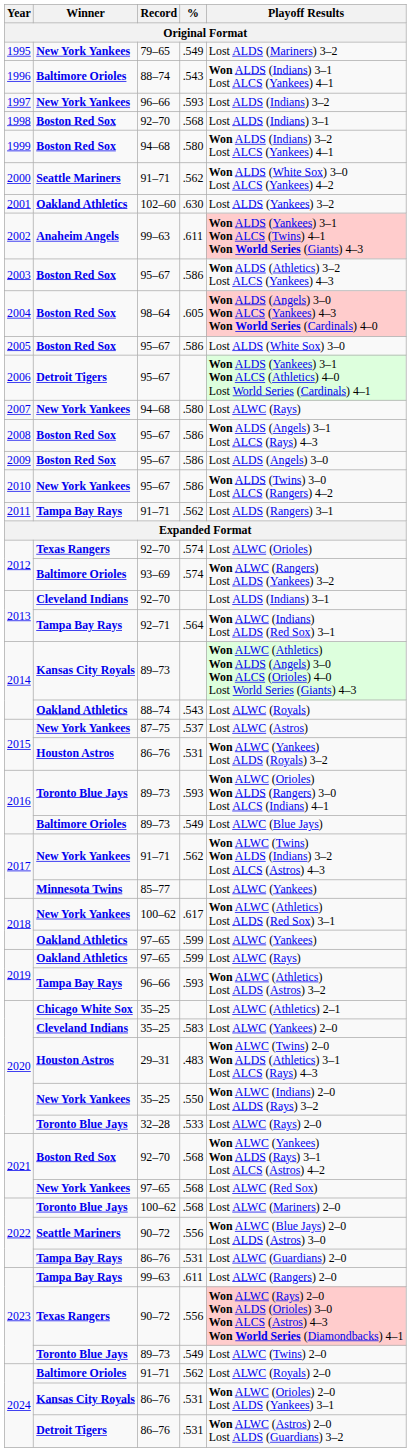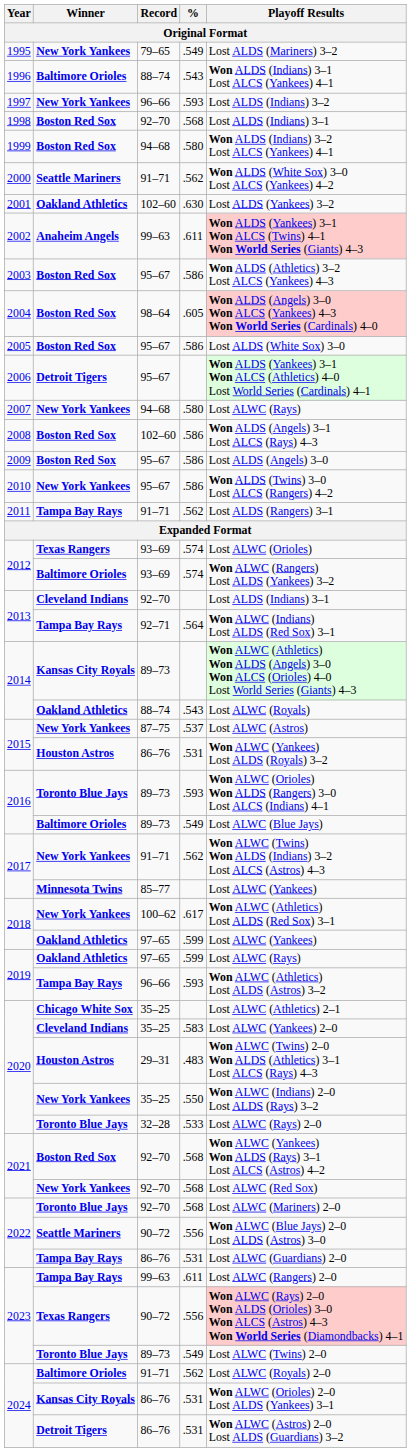(155, 435) 95–67 -> (158, 435) 102–60
(155, 549) 92–70 -> (155, 549) 93–69
(155, 1188) 97–65 -> (155, 1188) 92–70
(158, 1207) 100–62 -> (155, 1207) 92–70
